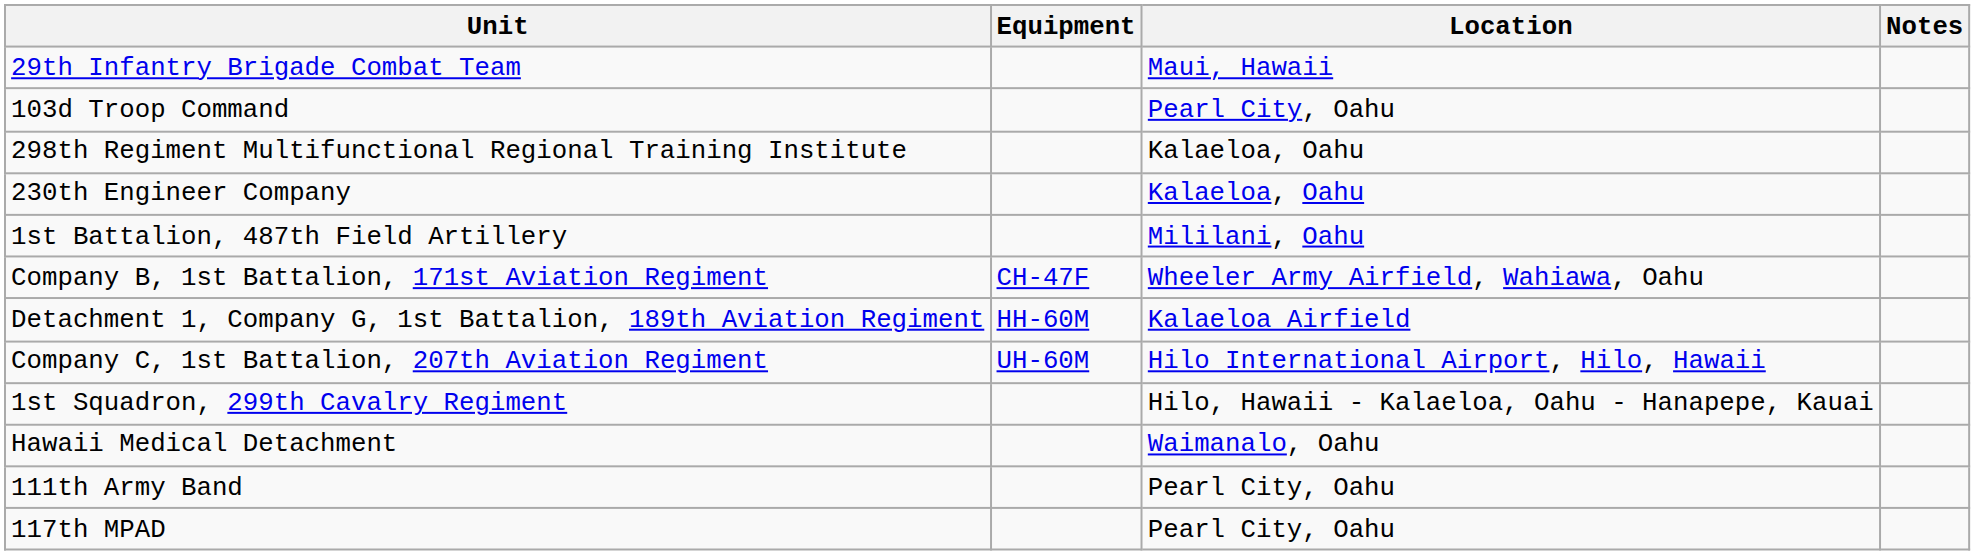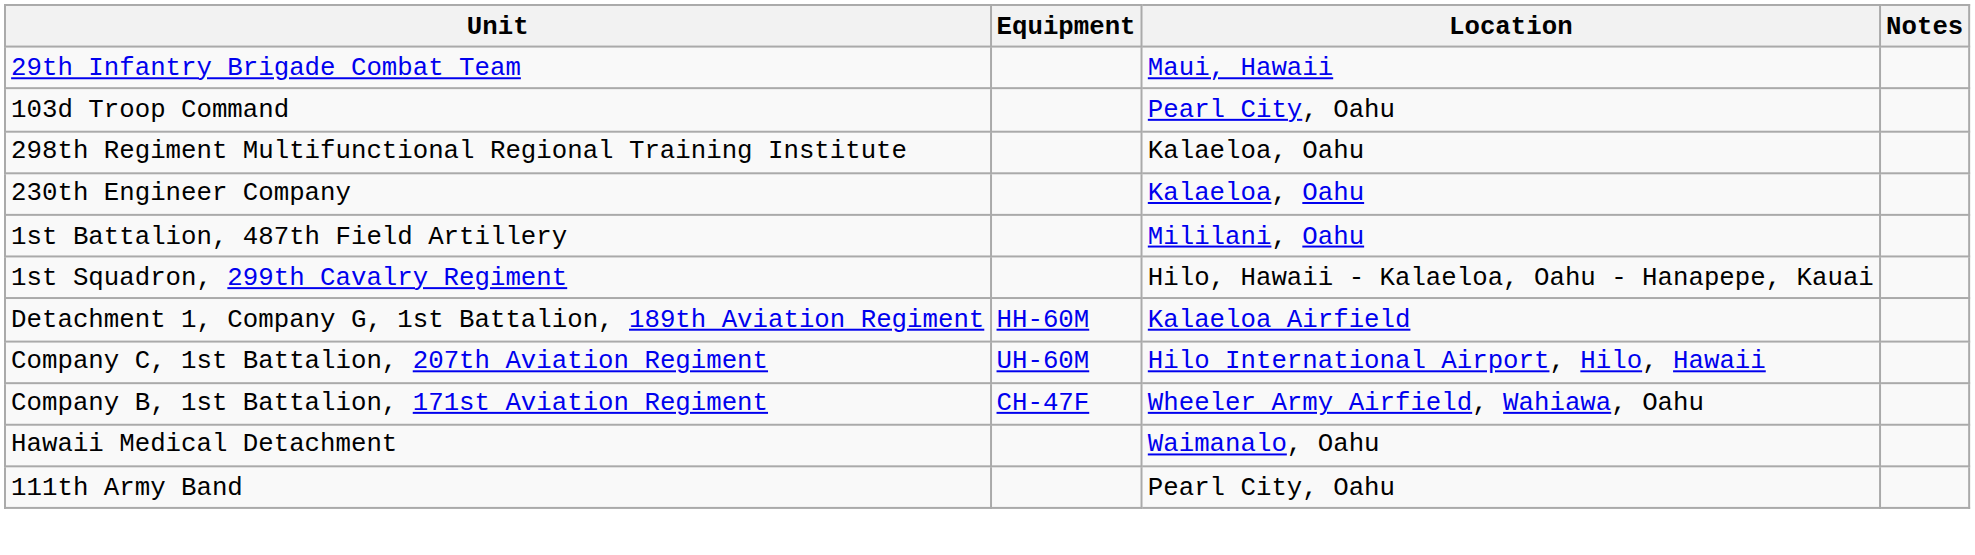rows swapped: (390, 278) <-> (289, 404)
- row: (88, 529)
